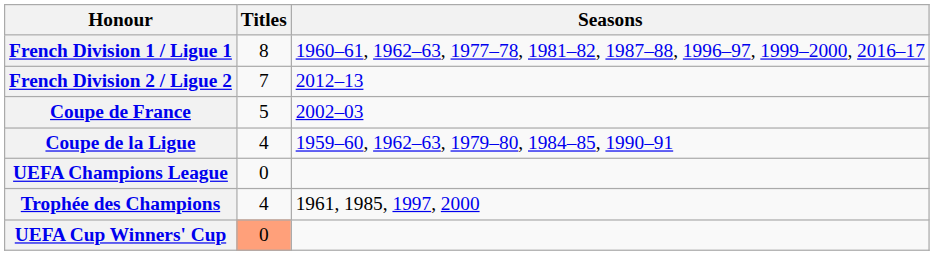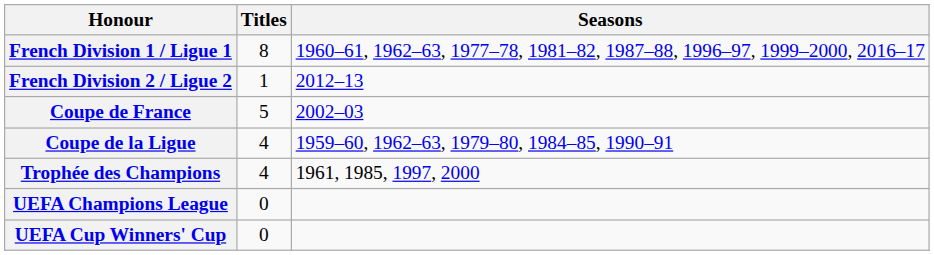(264, 81) 7 -> (264, 81) 1
rows swapped: (120, 204) <-> (120, 173)
(264, 234) lightsalmon background -> (264, 234) no background
